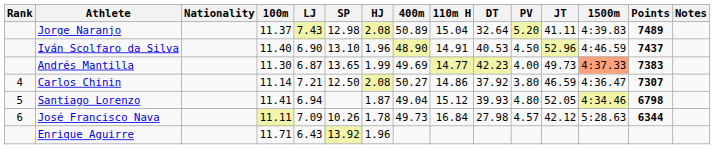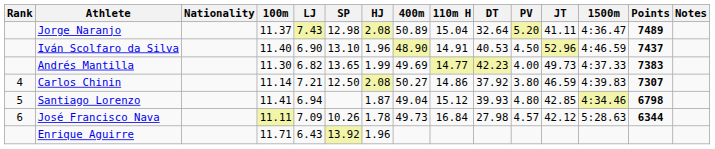(604, 30) 4:39.83 -> (604, 30) 4:36.47
(310, 65) 6.87 -> (310, 65) 6.82
(604, 65) lightsalmon background -> (604, 65) no background
(604, 83) 4:36.47 -> (604, 83) 4:39.83
(560, 100) 52.05 -> (560, 100) 42.85
